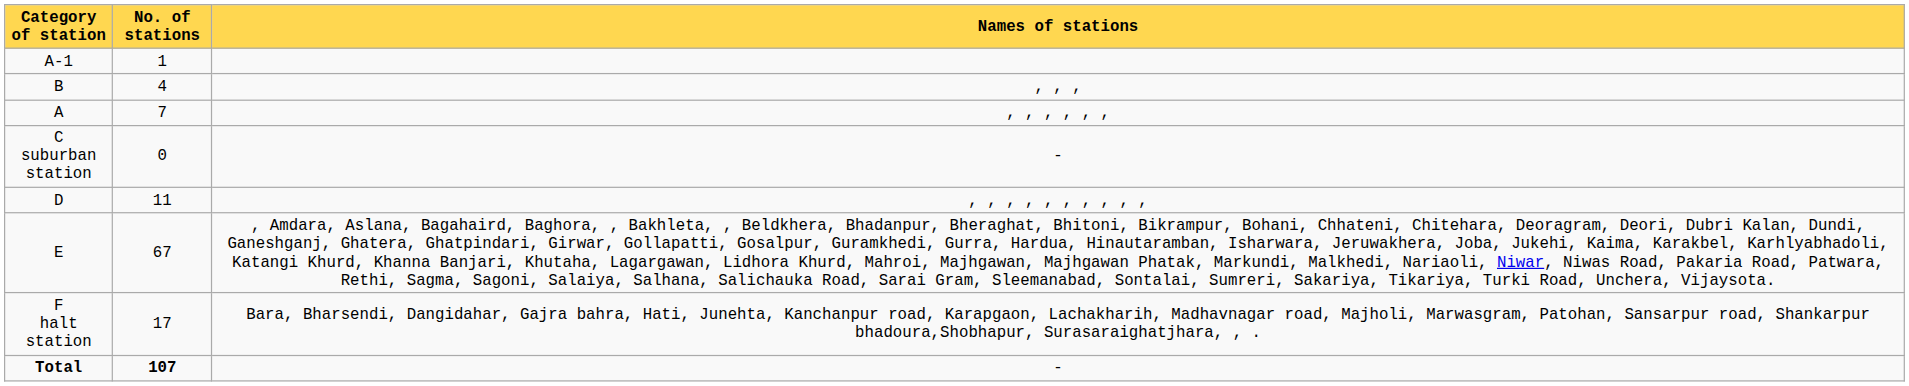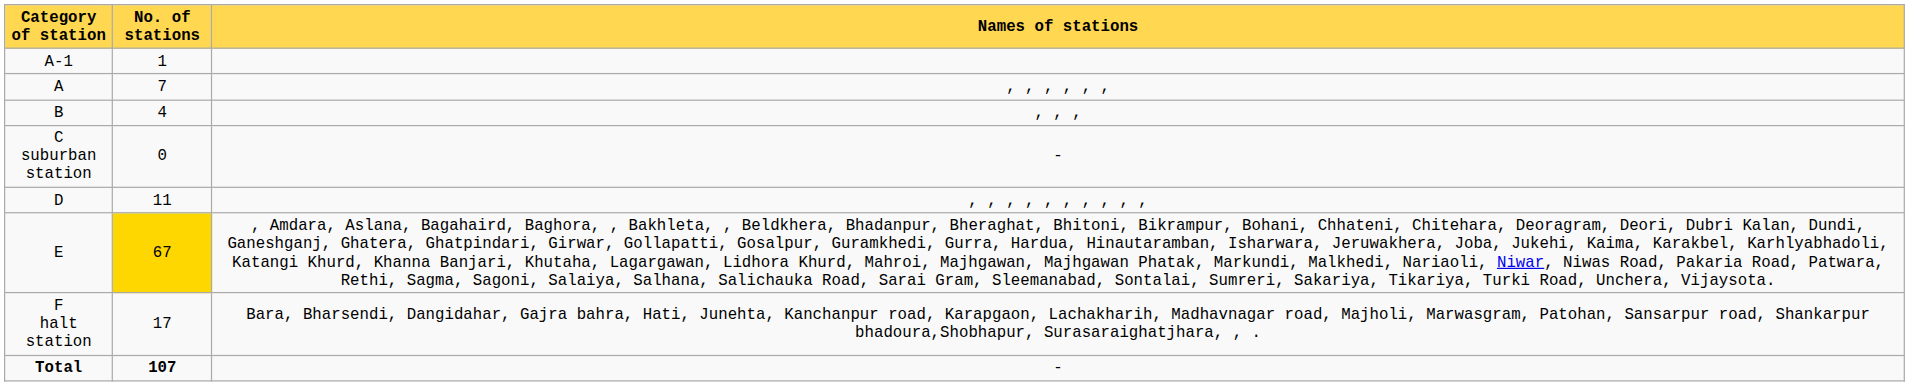rows swapped: (59, 112) <-> (59, 87)
(162, 253) no background -> (162, 253) gold background
